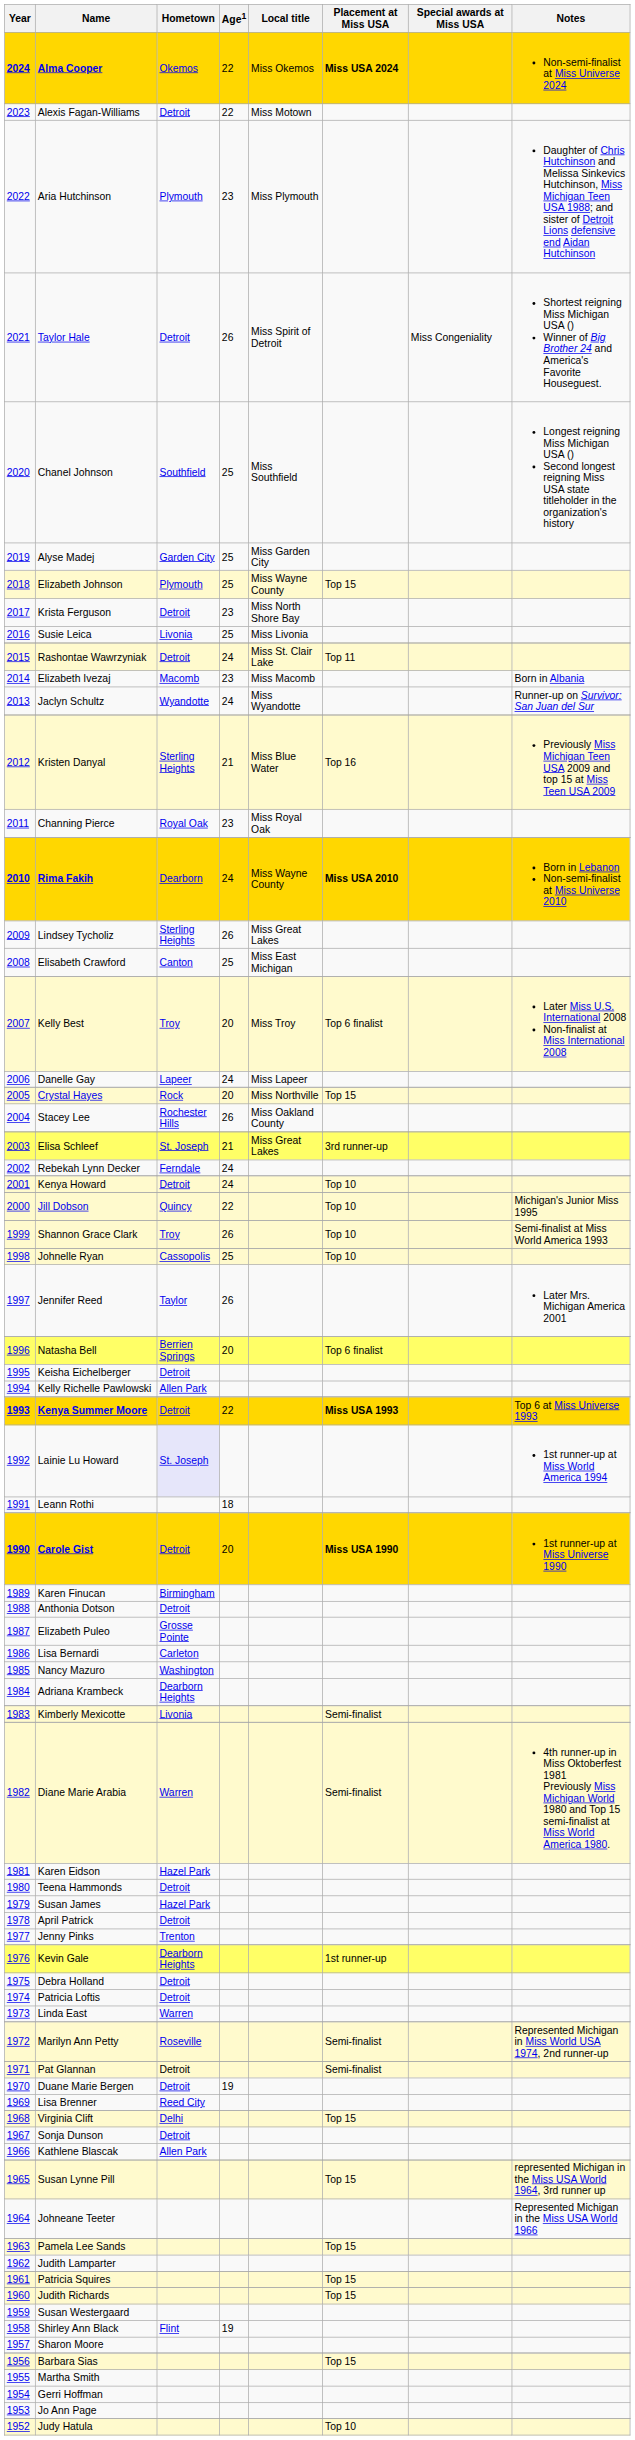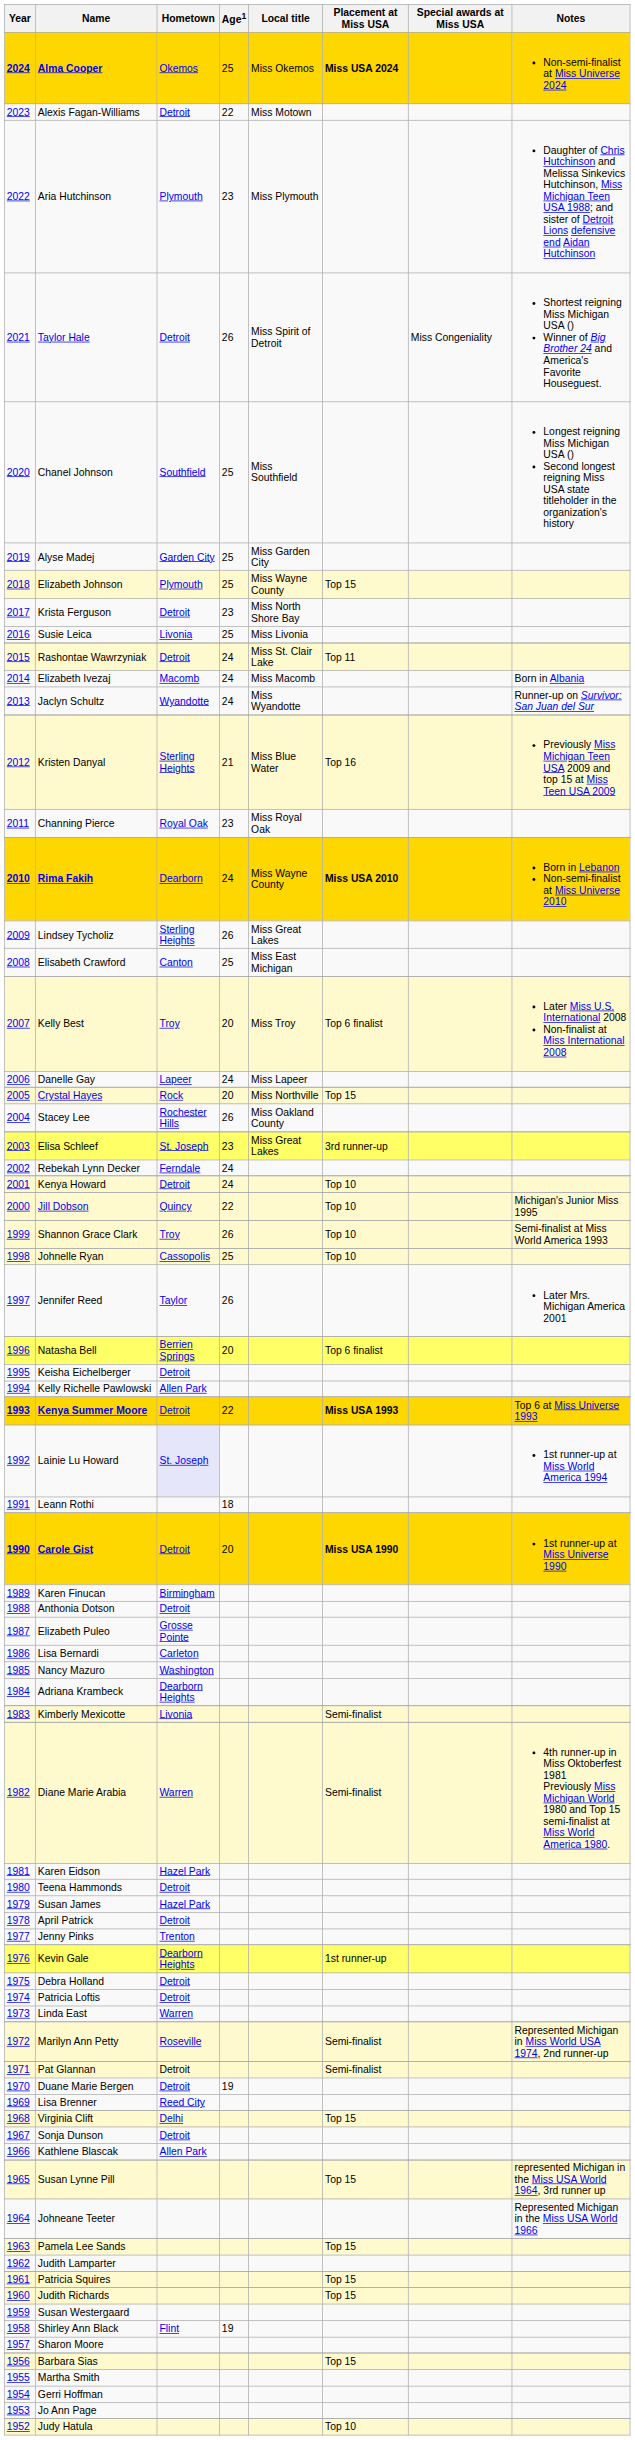(228, 68) 22 -> (228, 68) 25
(228, 679) 23 -> (228, 679) 24
(228, 1146) 21 -> (228, 1146) 23
